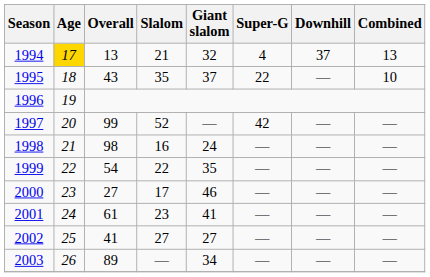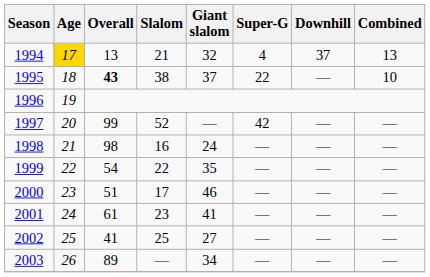(111, 77) normal -> (111, 77) bold
(162, 77) 35 -> (162, 77) 38
(111, 191) 27 -> (111, 191) 51
(162, 237) 27 -> (162, 237) 25
